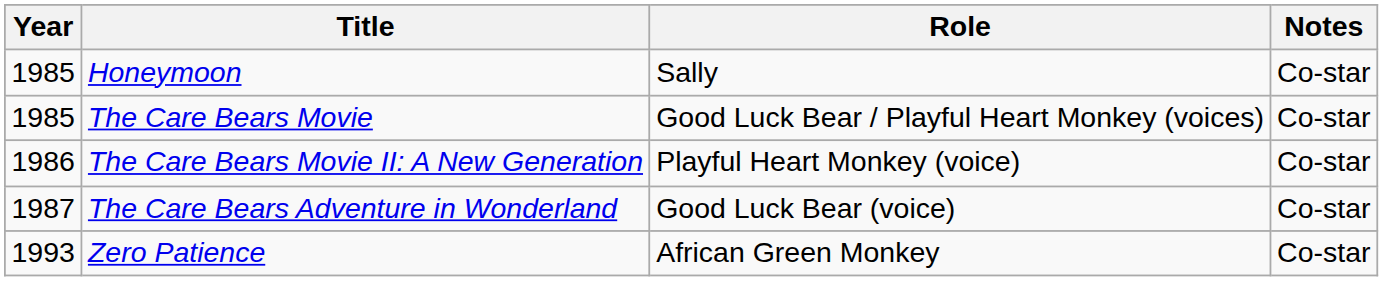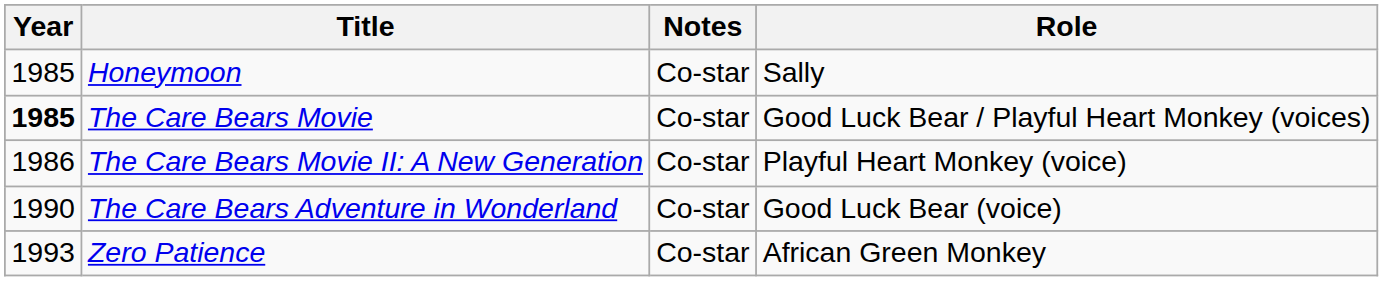columns swapped: (960, 27) <-> (1324, 27)
(43, 117) normal -> (43, 117) bold
(43, 207) 1987 -> (43, 207) 1990
